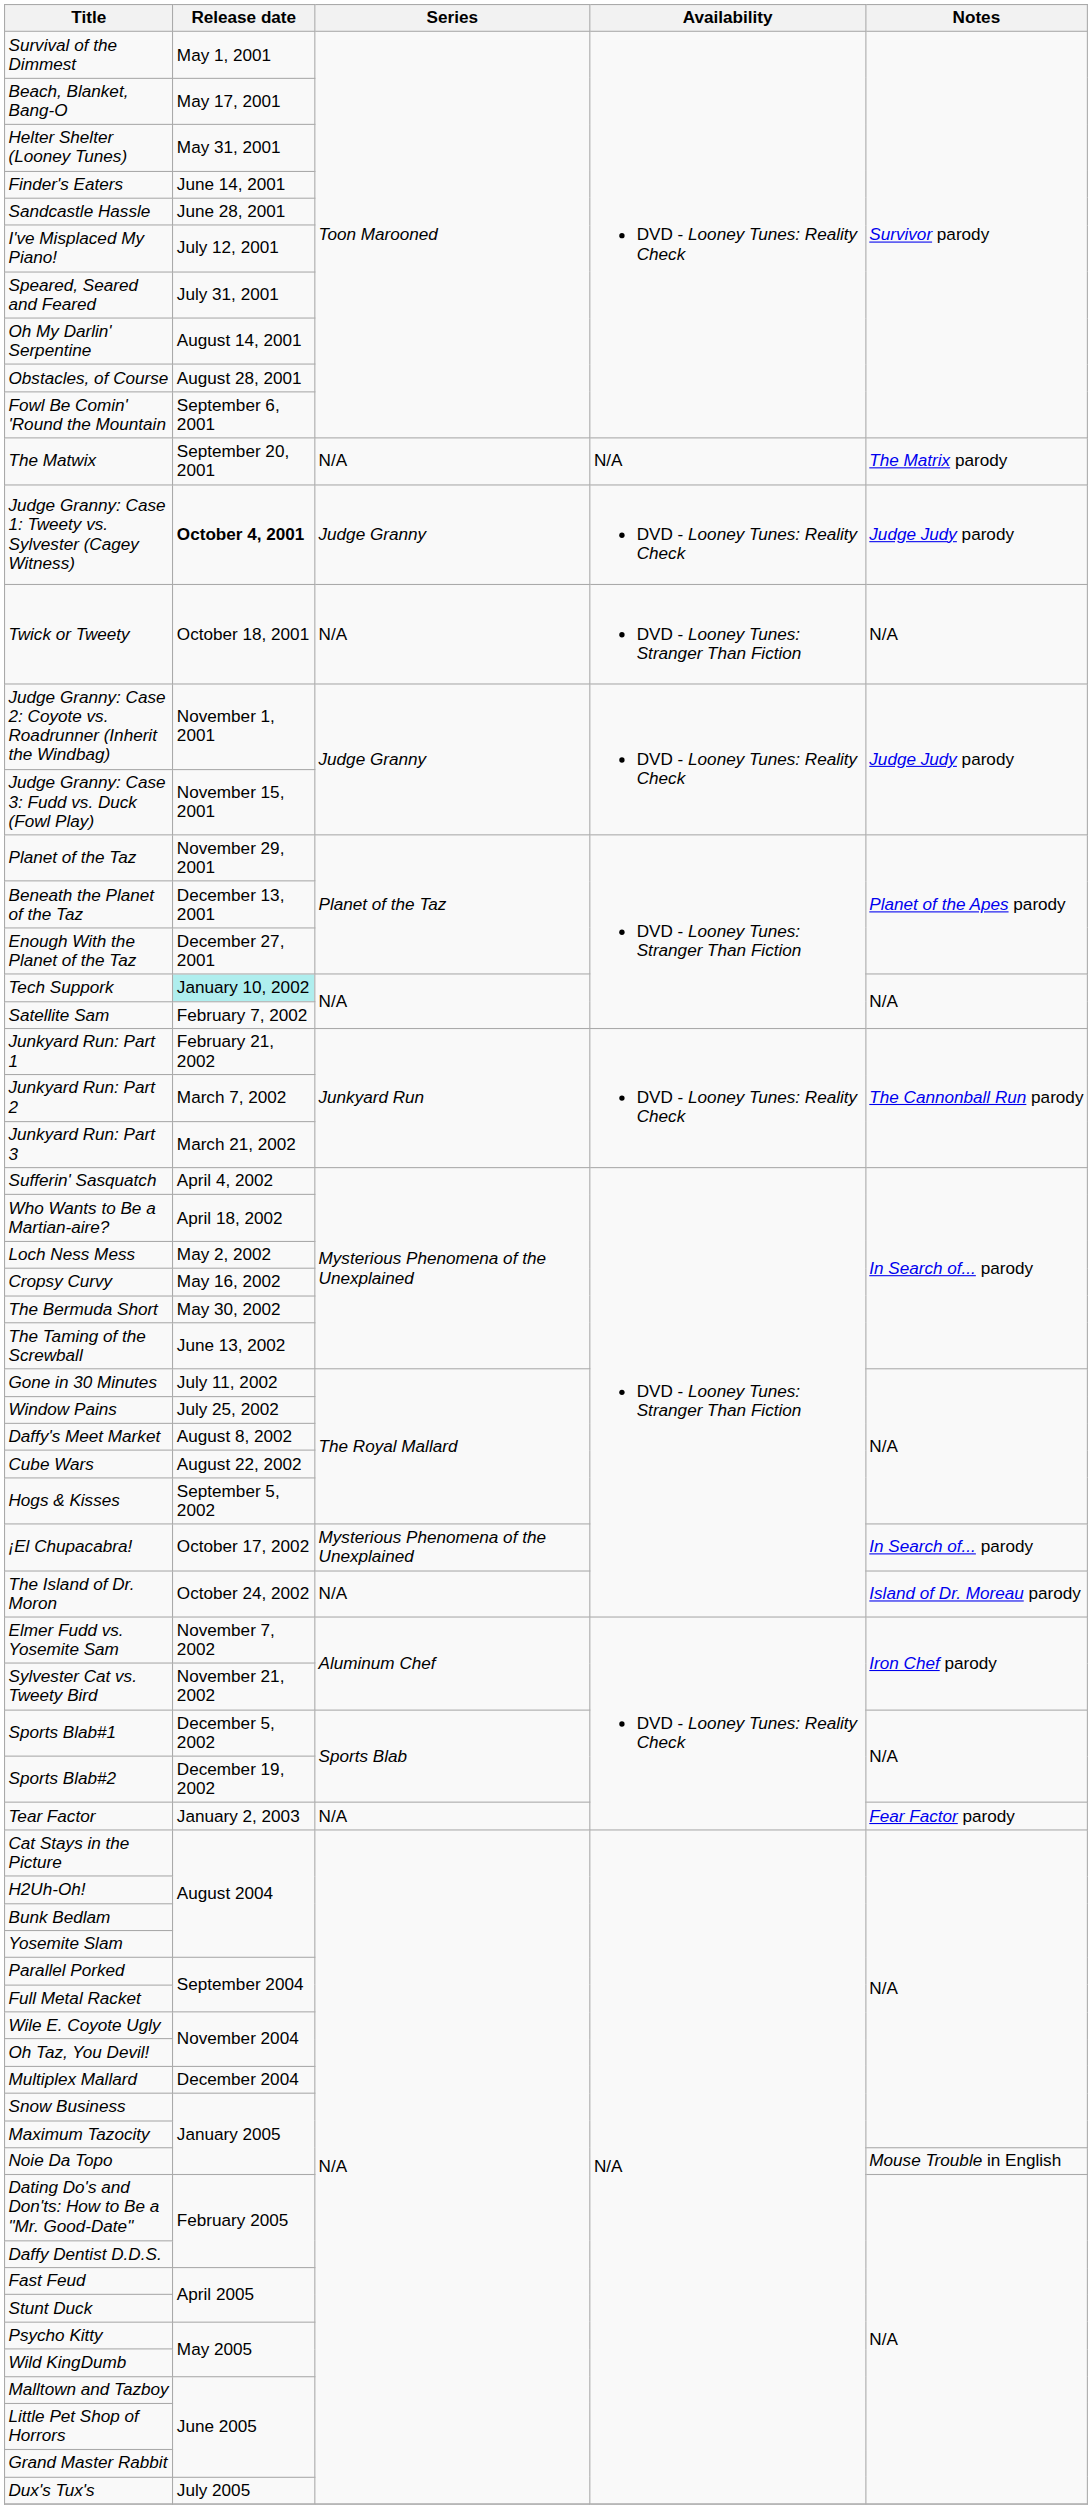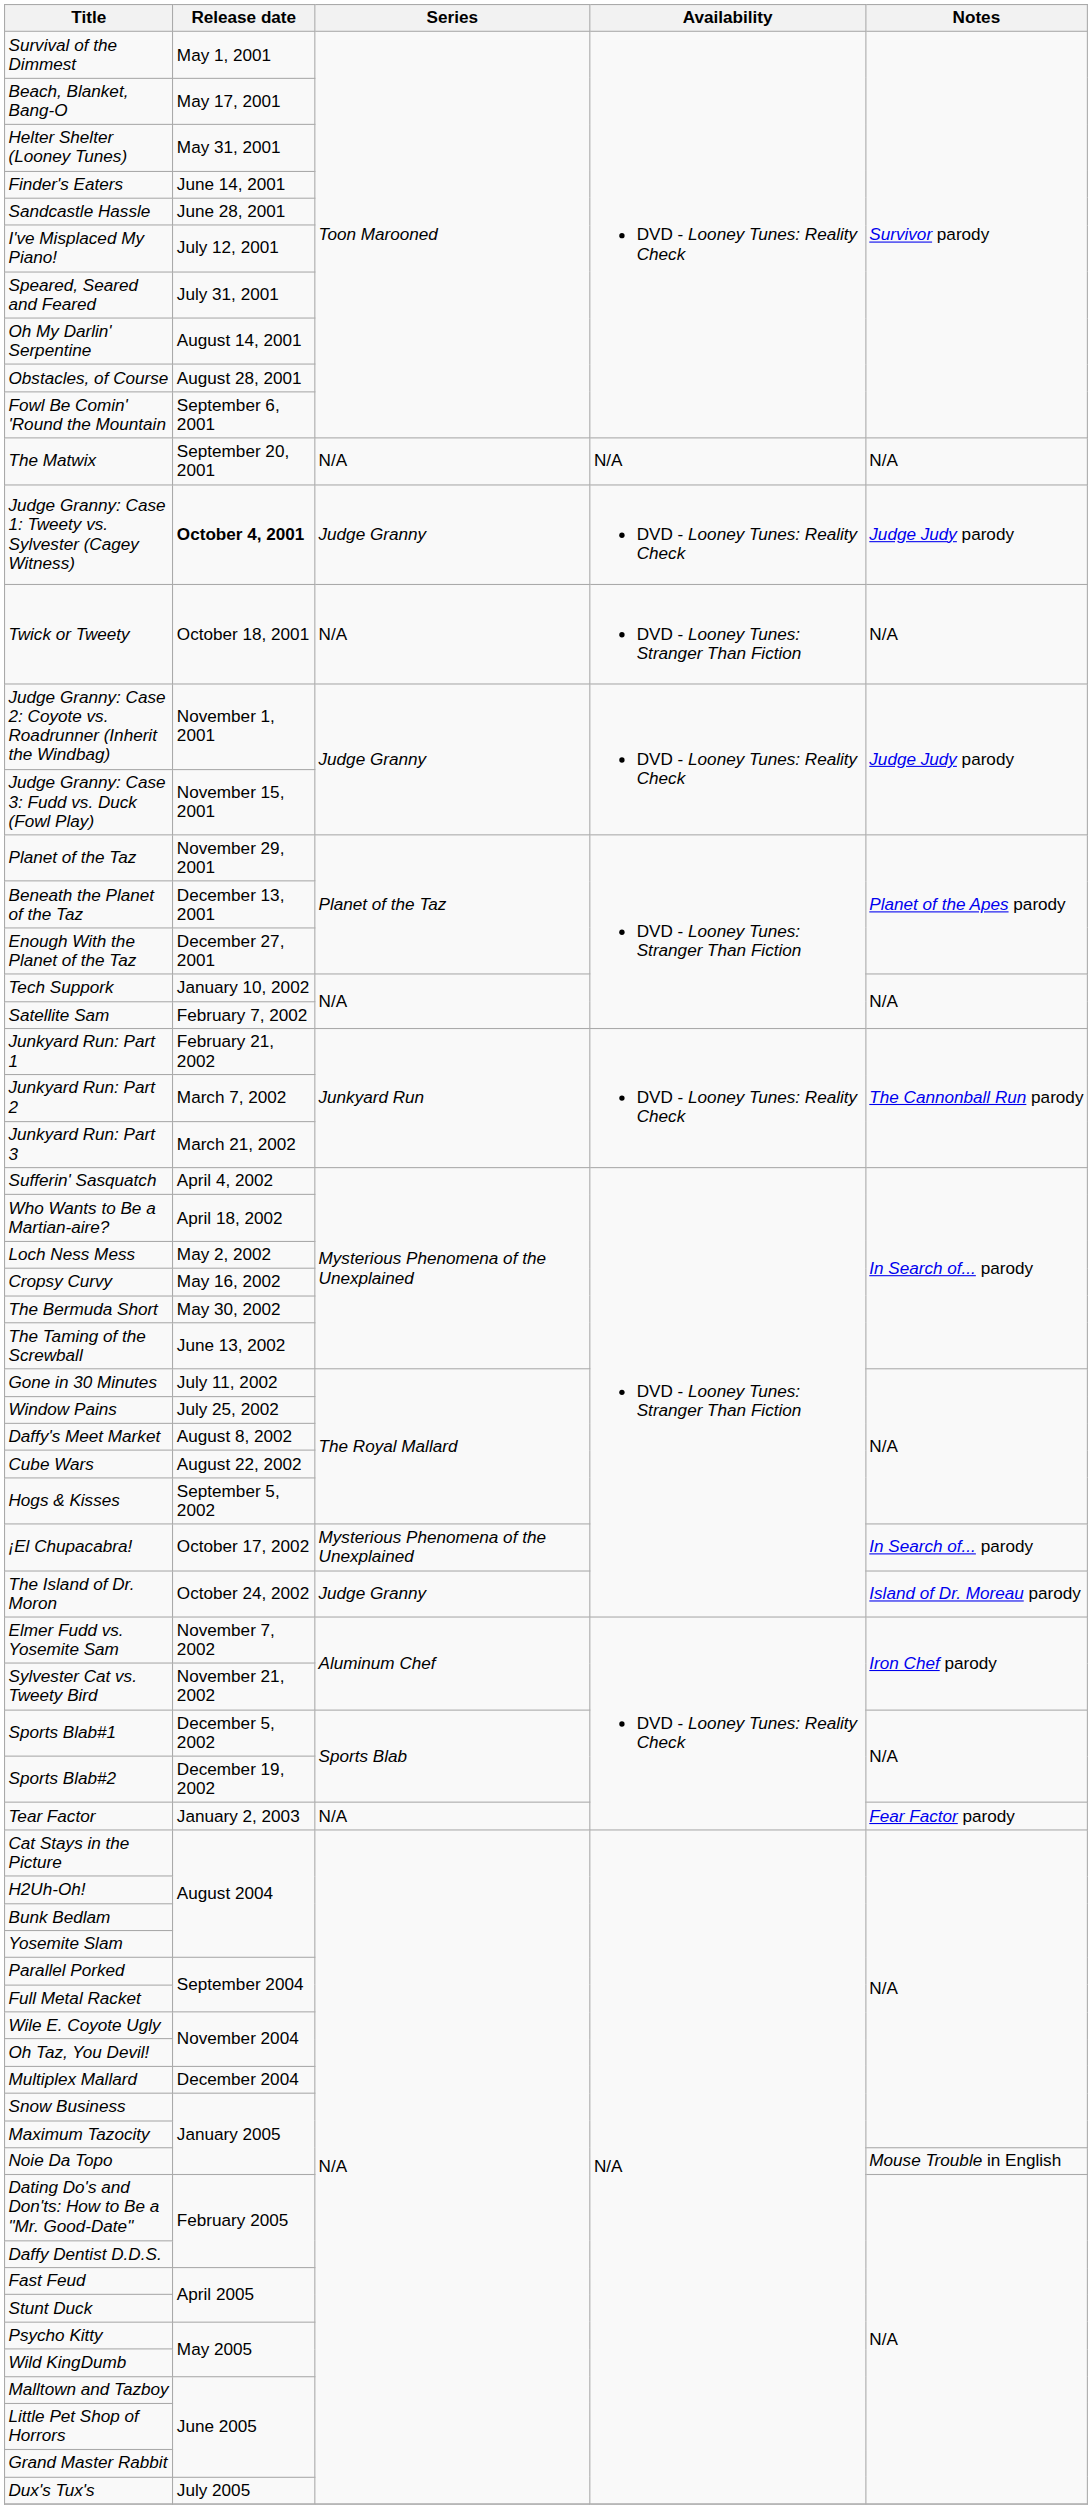(938, 461) The Matrix parody -> (884, 461) N/A
(243, 987) paleturquoise background -> (243, 987) no background
(333, 1593) N/A -> (372, 1593) Judge Granny
